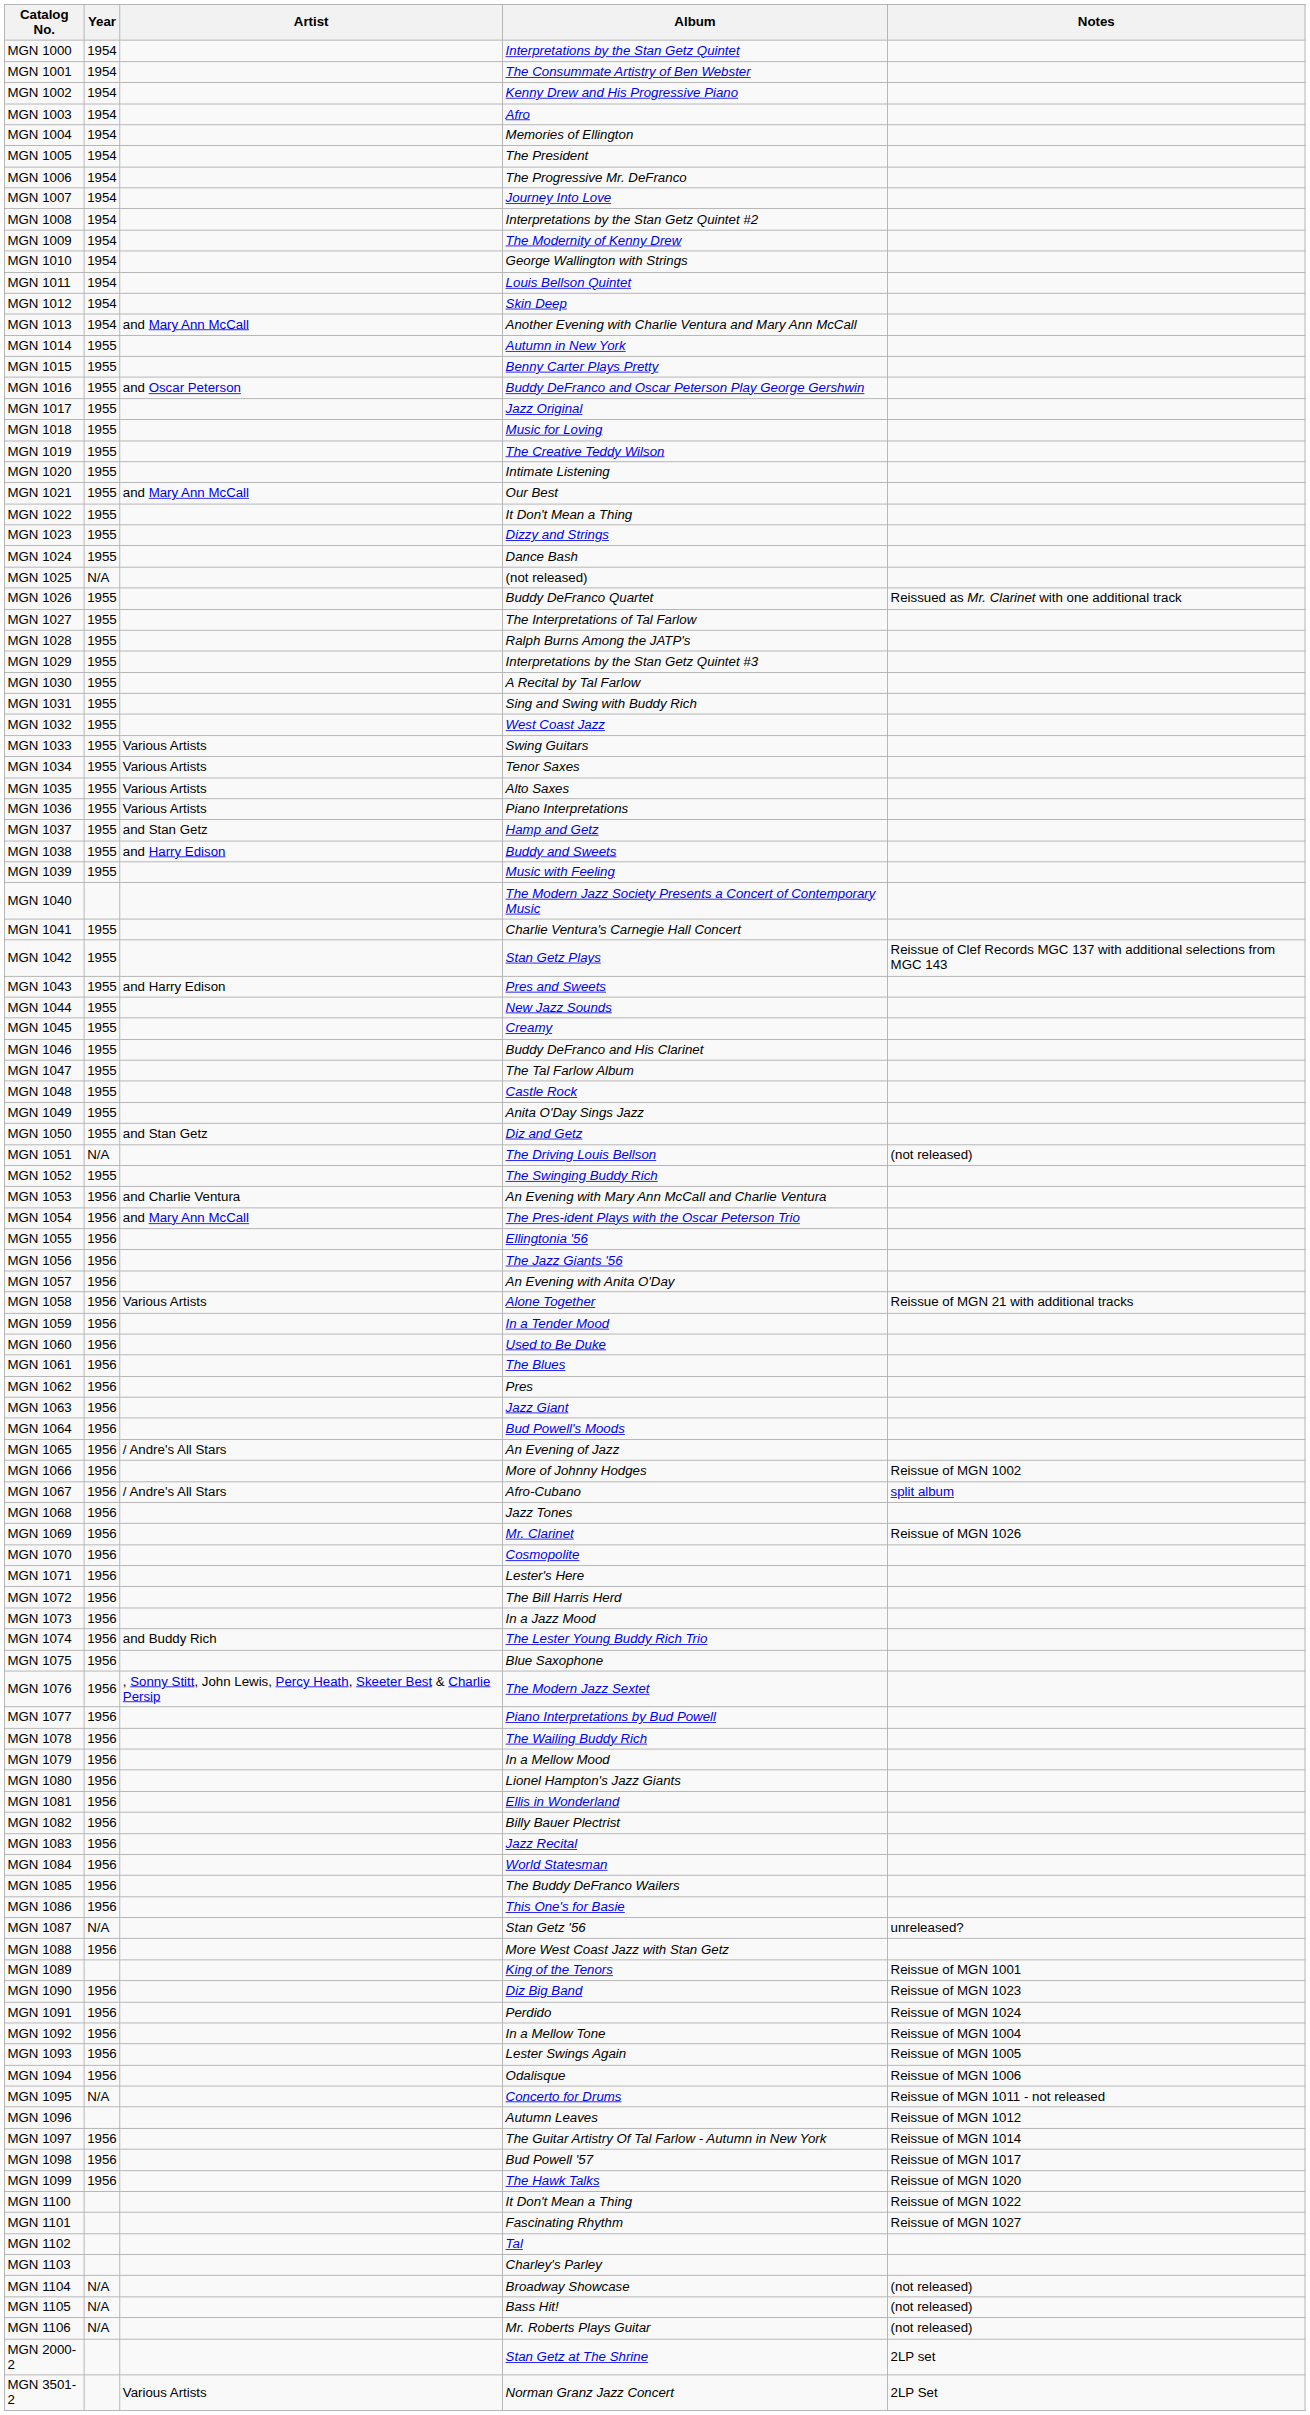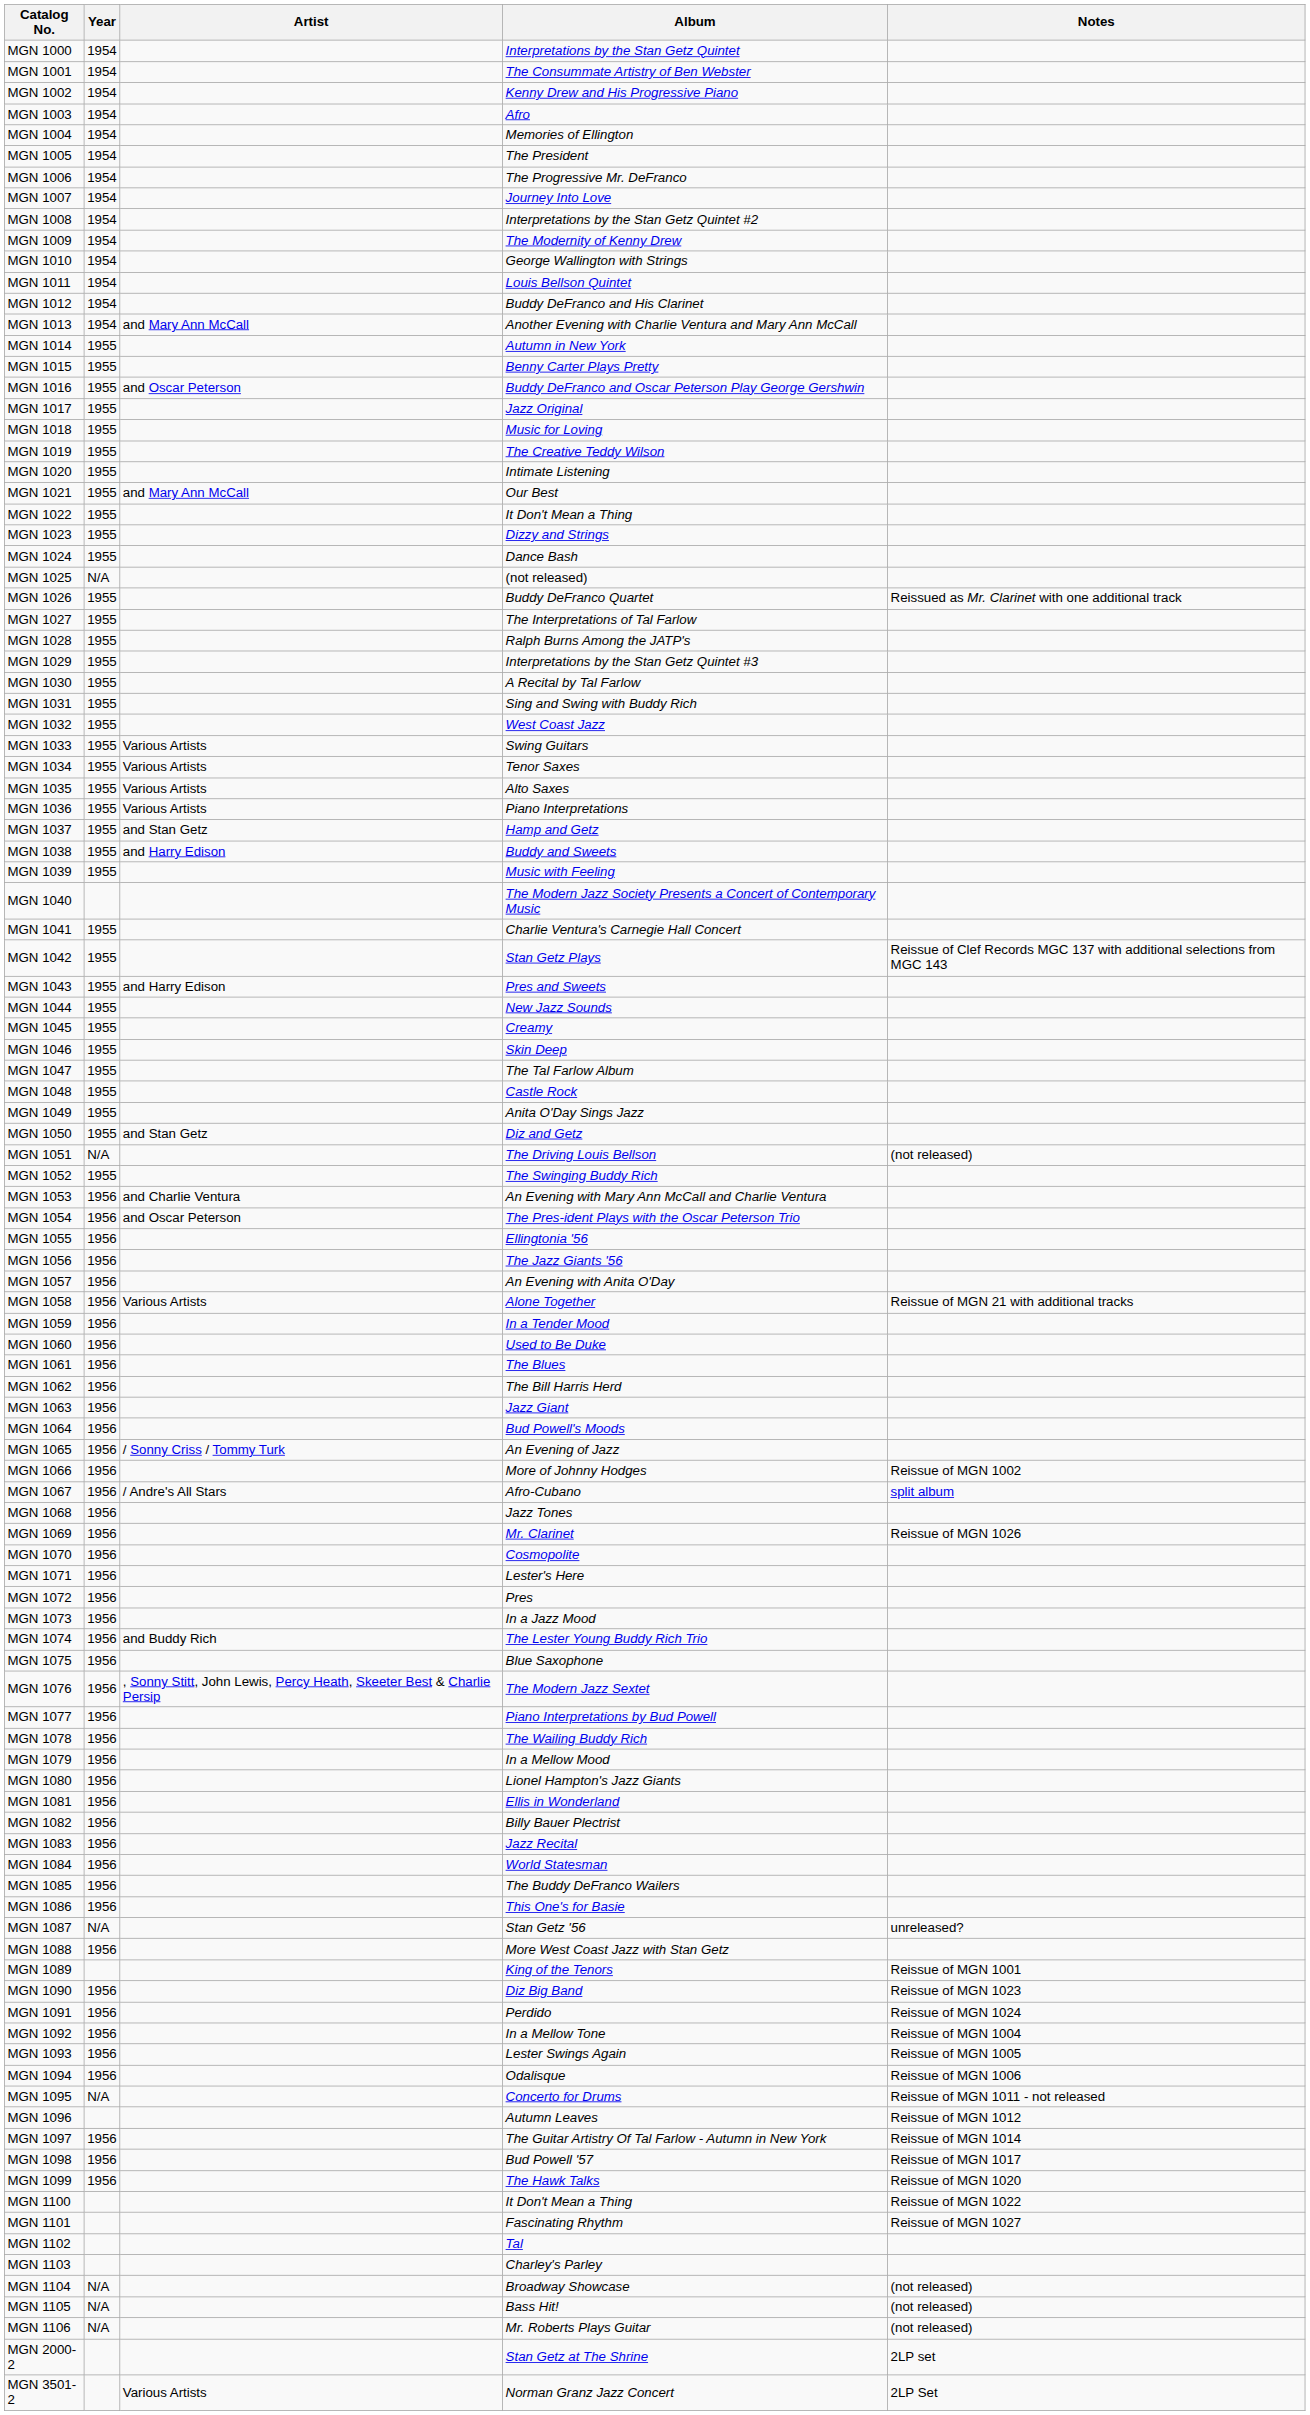(536, 303) Skin Deep -> (605, 303) Buddy DeFranco and His Clarinet
(605, 1049) Buddy DeFranco and His Clarinet -> (536, 1049) Skin Deep
(186, 1218) and Mary Ann McCall -> (182, 1218) and Oscar Peterson
(519, 1386) Pres -> (564, 1386) The Bill Harris Herd
(175, 1449) / Andre's All Stars -> (204, 1449) / Sonny Criss / Tommy Turk
(564, 1597) The Bill Harris Herd -> (519, 1597) Pres
